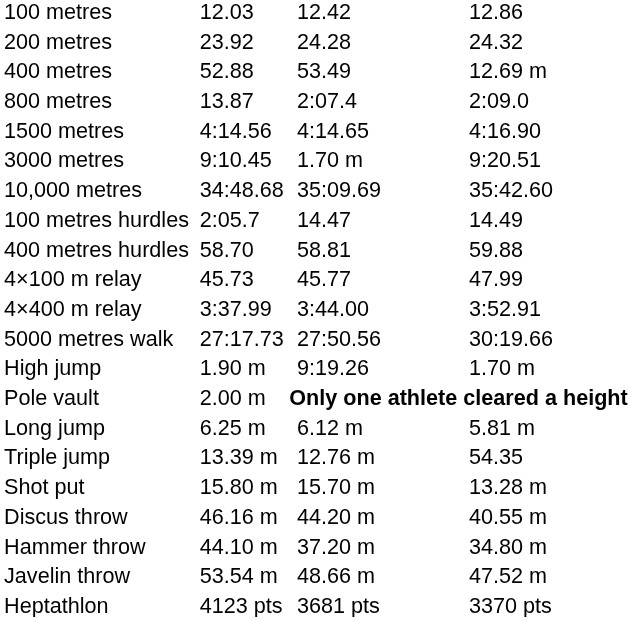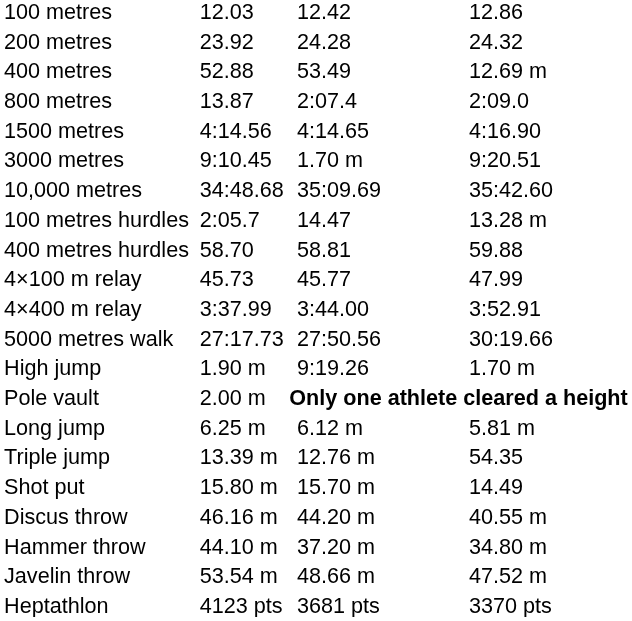(496, 219) 14.49 -> (508, 219) 13.28 m
(508, 487) 13.28 m -> (496, 487) 14.49
